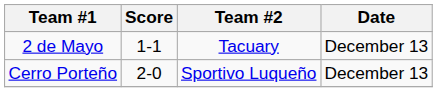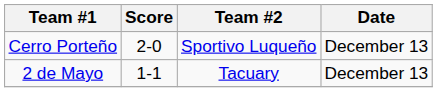rows swapped: (63, 45) <-> (63, 73)
